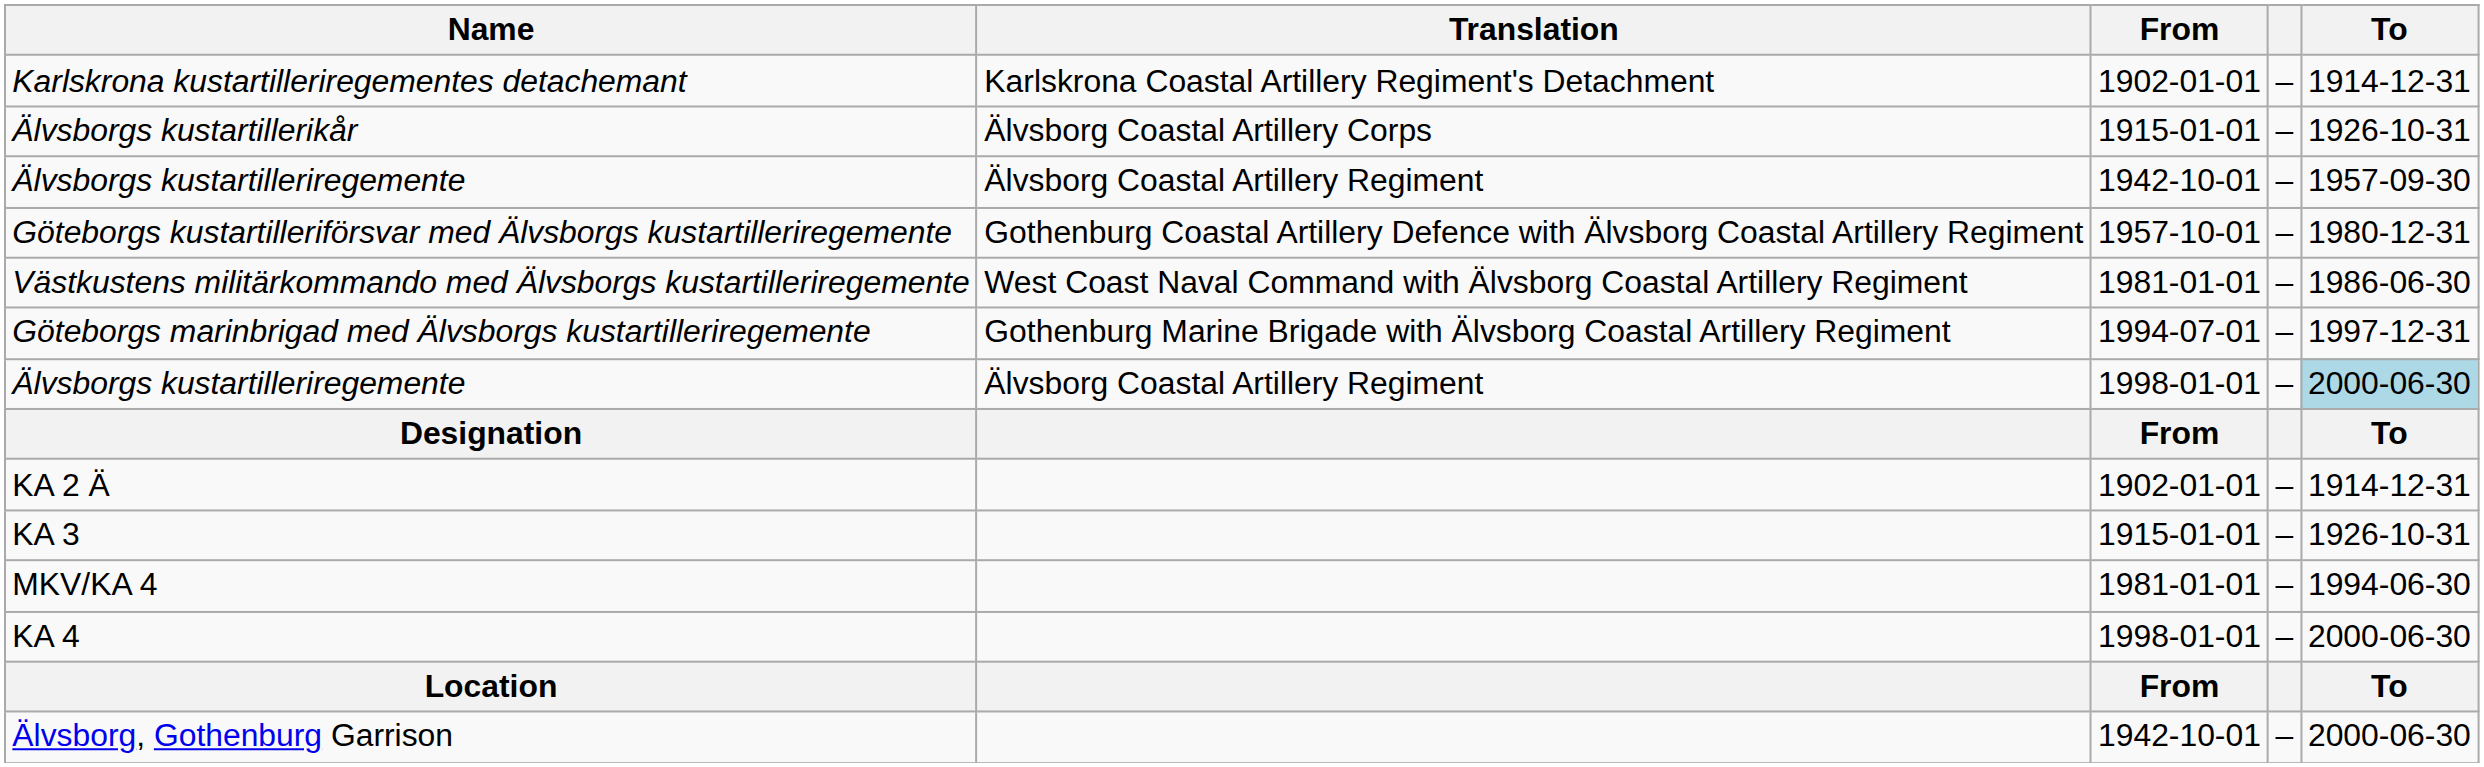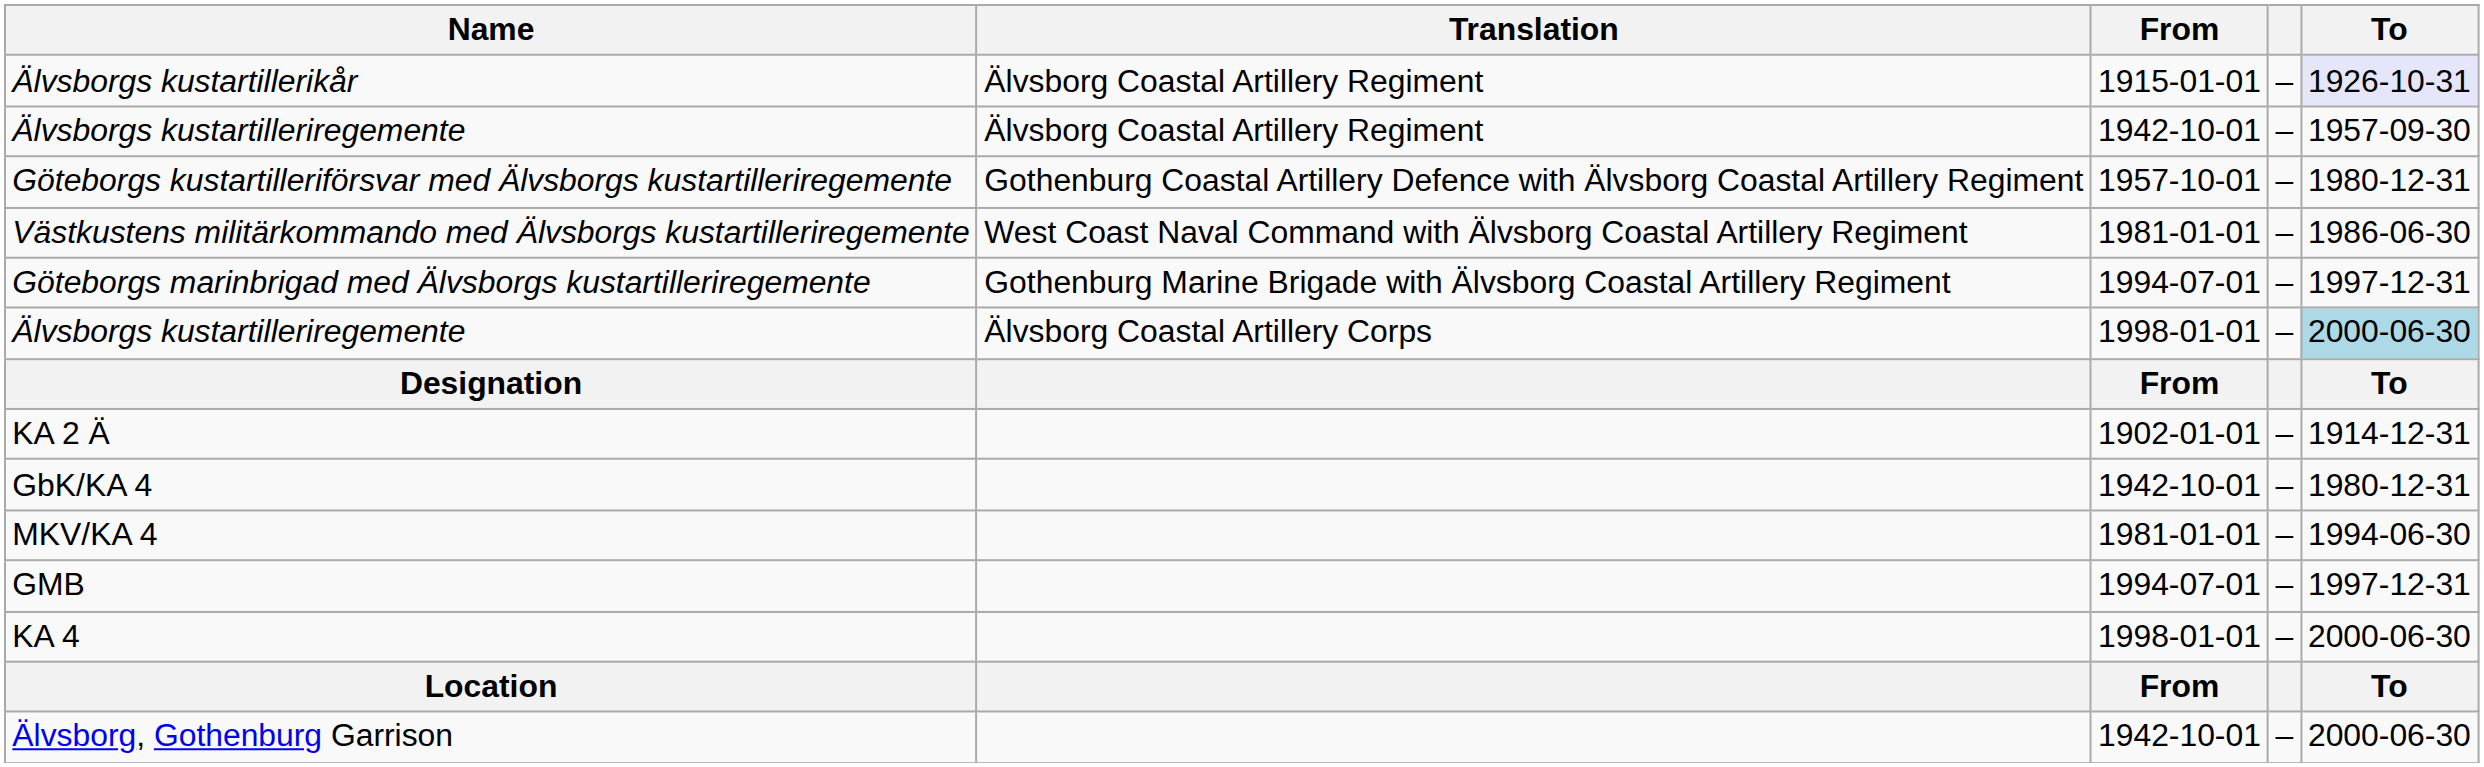- row: (349, 80)
(1208, 130) Älvsborg Coastal Artillery Corps -> (1234, 80) Älvsborg Coastal Artillery Regiment
(2389, 130) no background -> (2389, 80) lavender background
(1234, 383) Älvsborg Coastal Artillery Regiment -> (1208, 332) Älvsborg Coastal Artillery Corps
- row: (46, 534)
+ row: (82, 484)
+ row: (49, 585)
